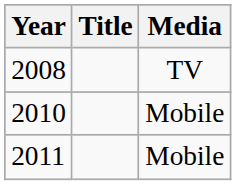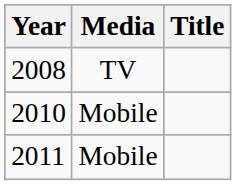columns swapped: (106, 26) <-> (185, 26)
